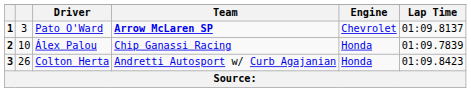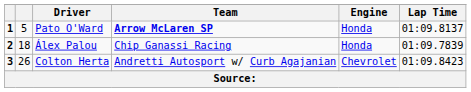(24, 30) 3 -> (24, 30) 5
(369, 30) Chevrolet -> (357, 30) Honda
(24, 46) 10 -> (24, 46) 18
(357, 63) Honda -> (369, 63) Chevrolet
